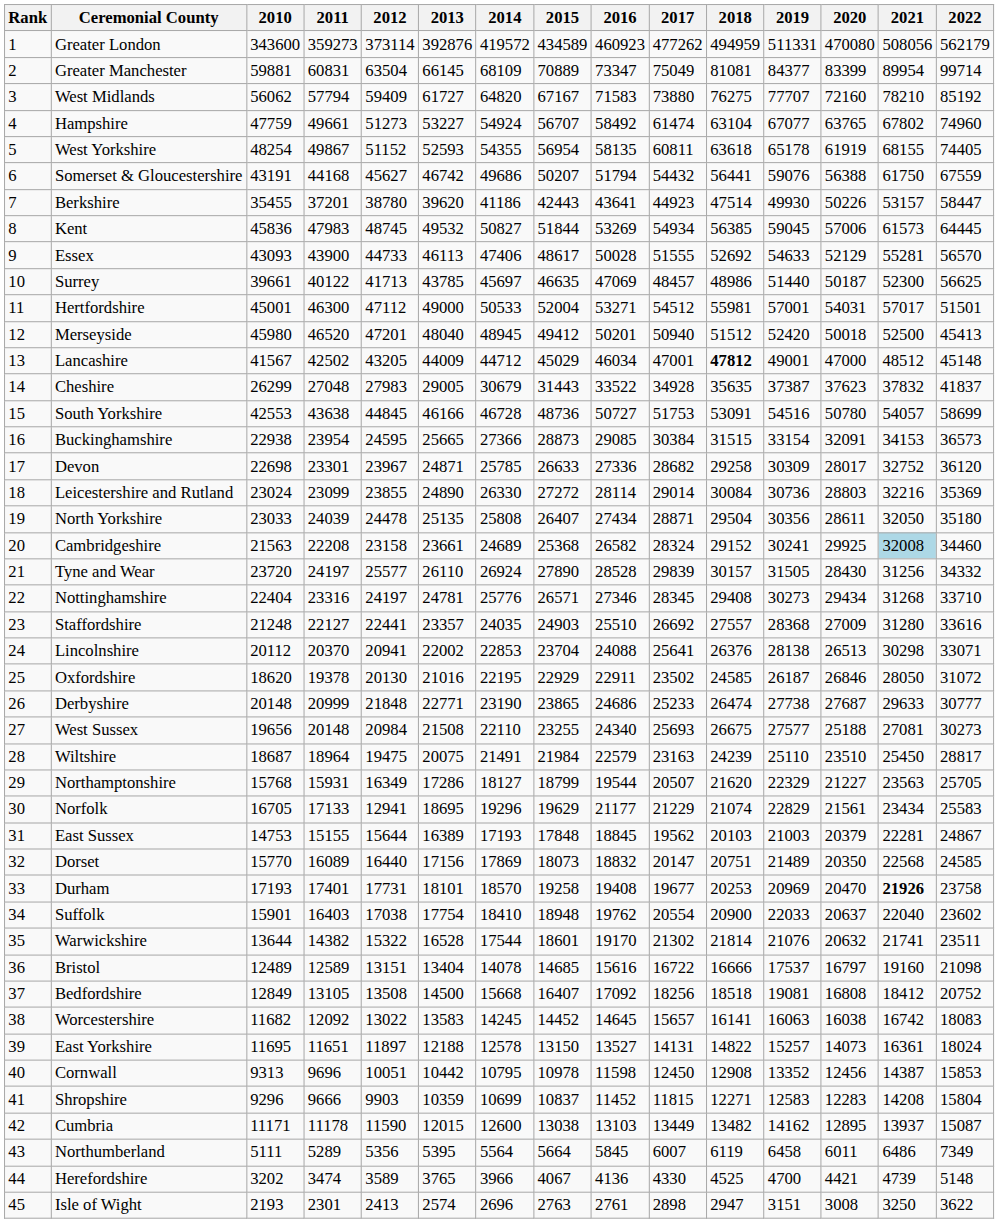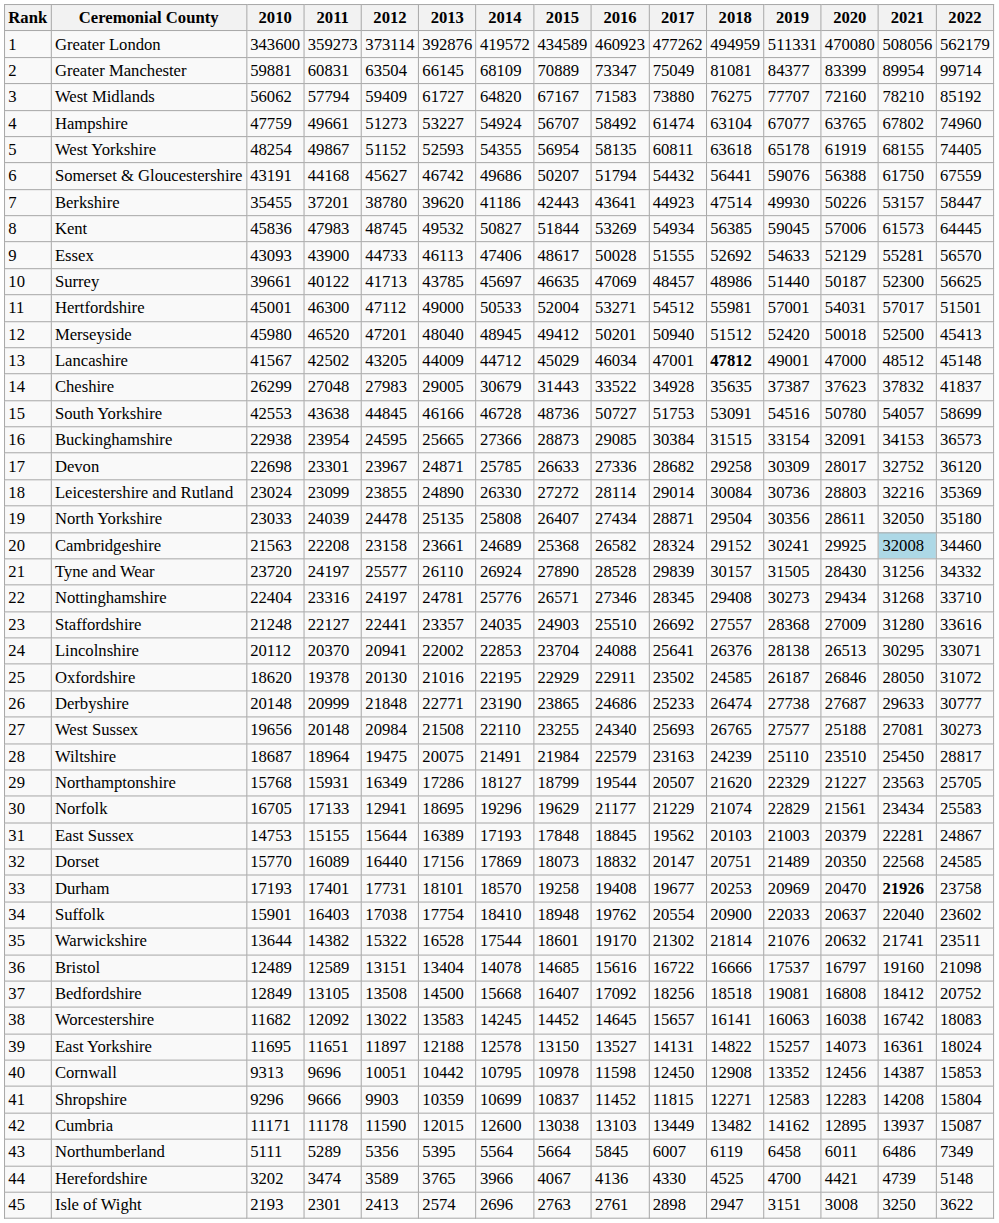(903, 651) 30298 -> (903, 651) 30295
(731, 730) 26675 -> (731, 730) 26765
